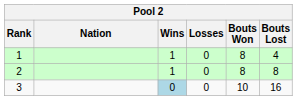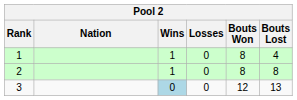(243, 87) 10 -> (243, 87) 12
(276, 87) 16 -> (276, 87) 13
